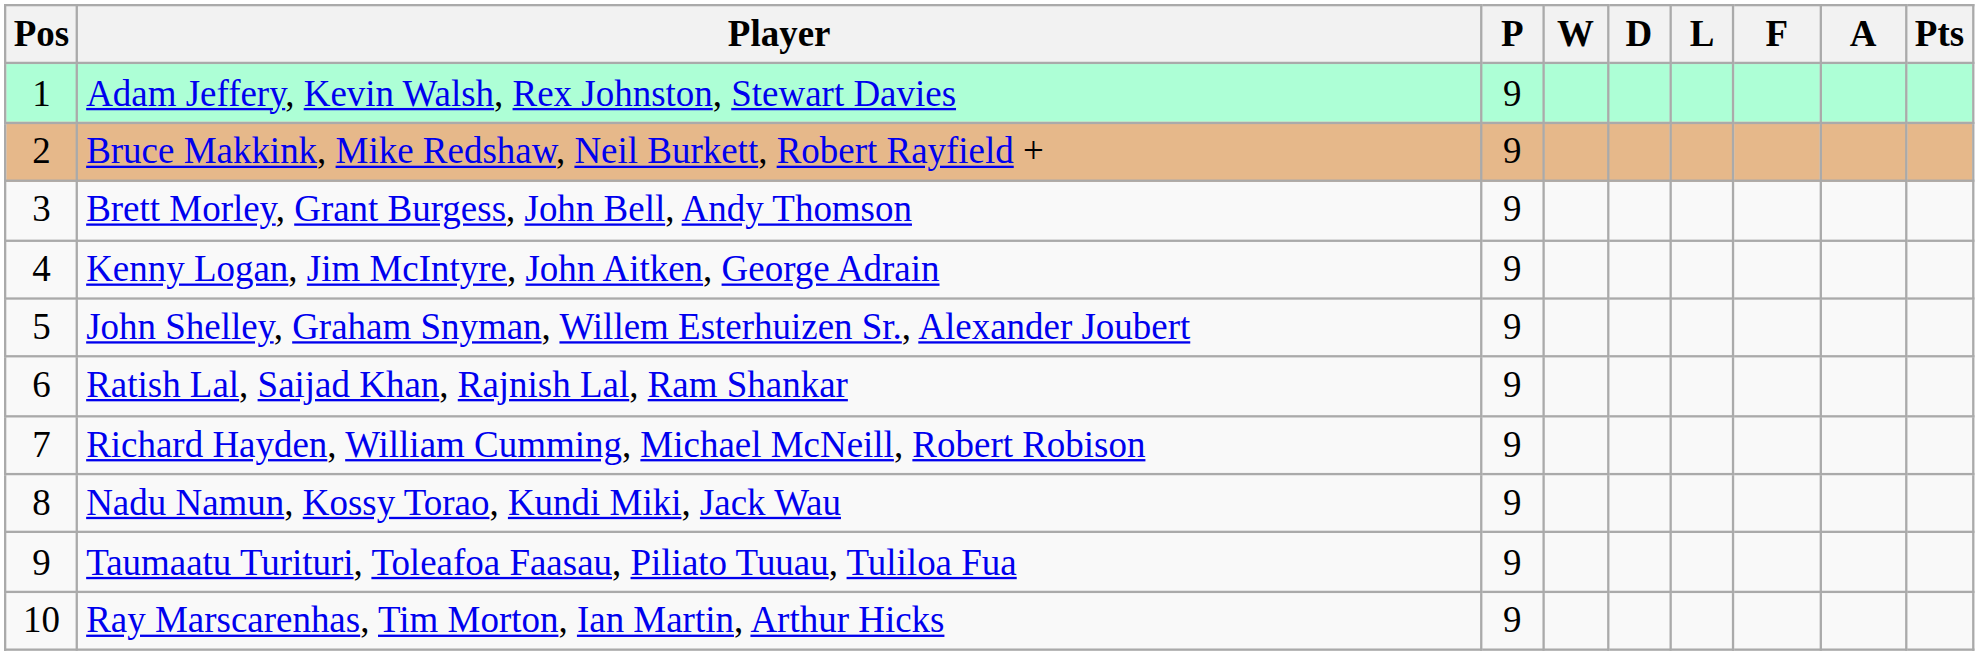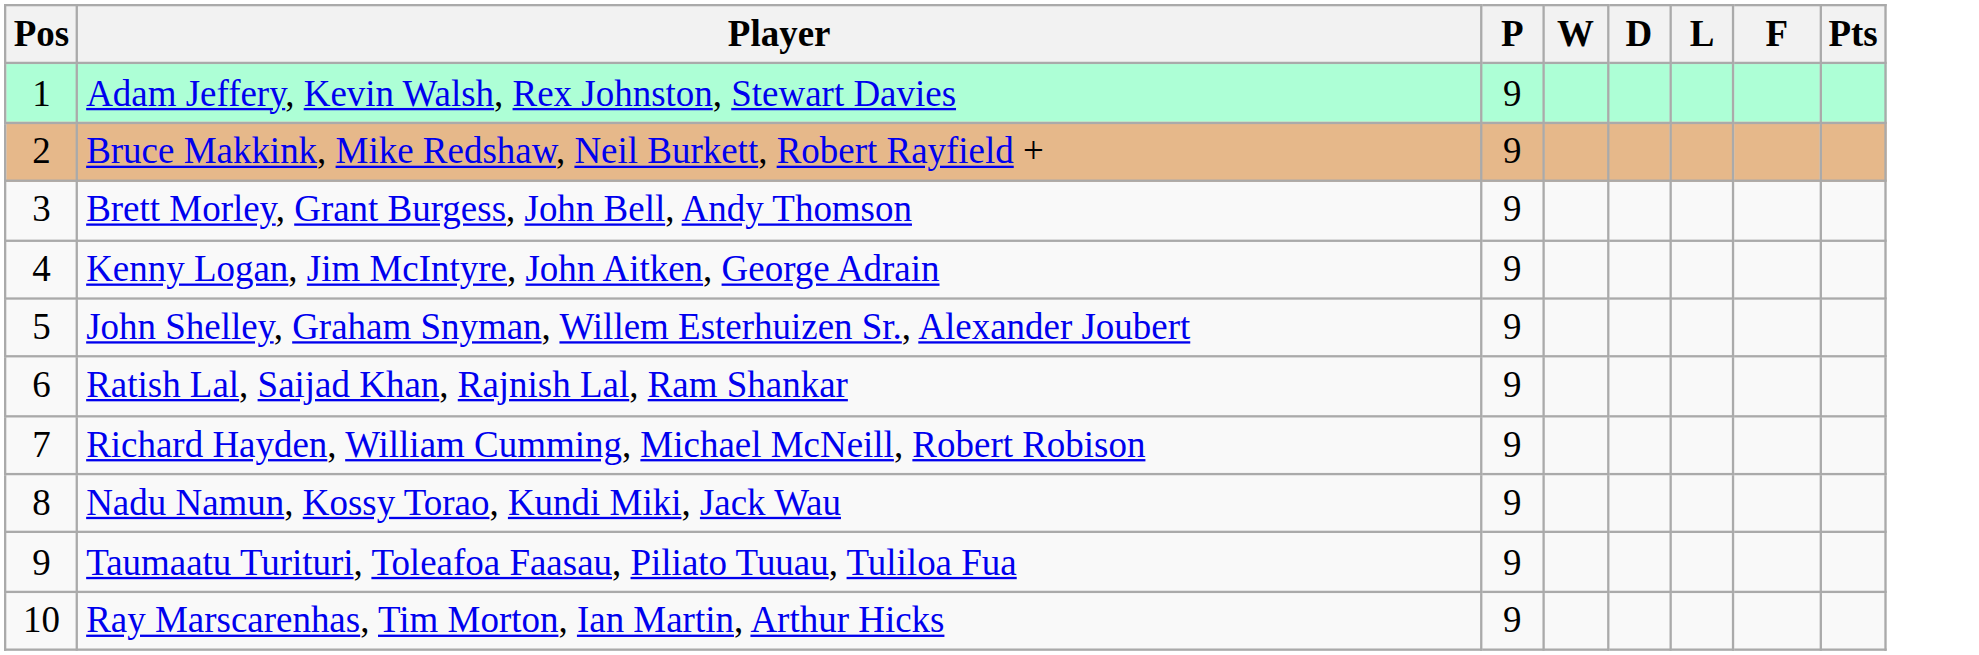- column: (1863, 33)
